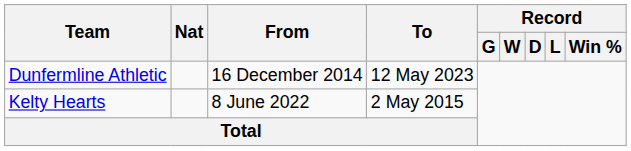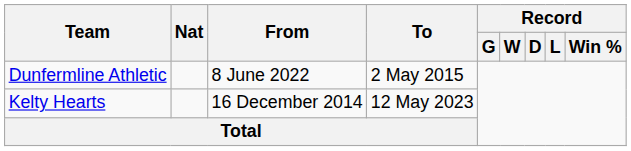(287, 74) 16 December 2014 -> (260, 74) 8 June 2022
(422, 74) 12 May 2023 -> (417, 74) 2 May 2015
(260, 103) 8 June 2022 -> (287, 103) 16 December 2014
(417, 103) 2 May 2015 -> (422, 103) 12 May 2023
